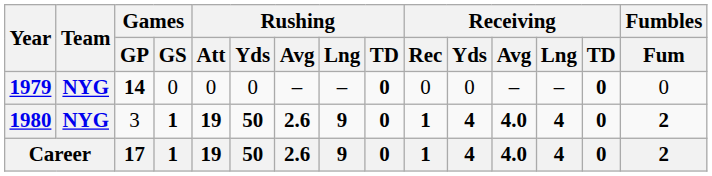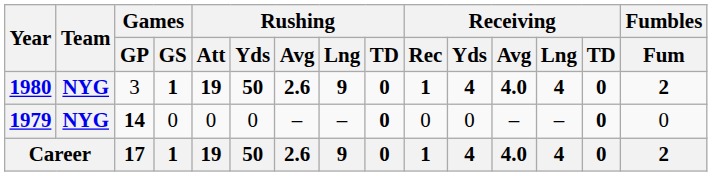rows swapped: (30, 87) <-> (30, 120)
